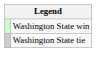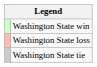+ row: (51, 41)
